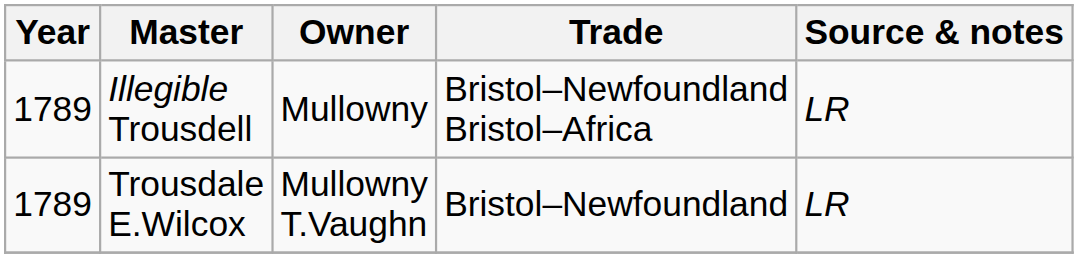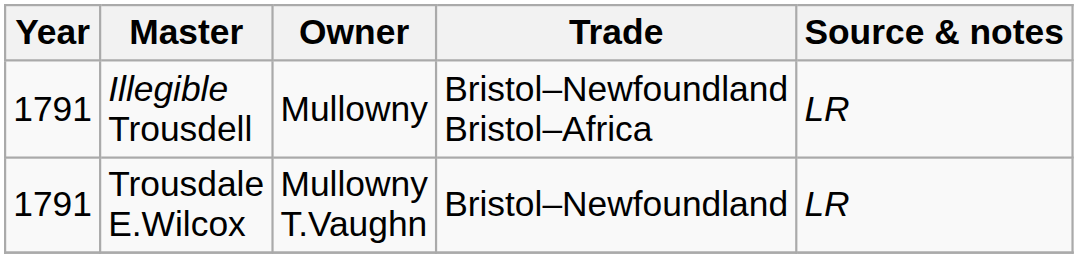(53, 108) 1789 -> (53, 108) 1791
(53, 204) 1789 -> (53, 204) 1791
